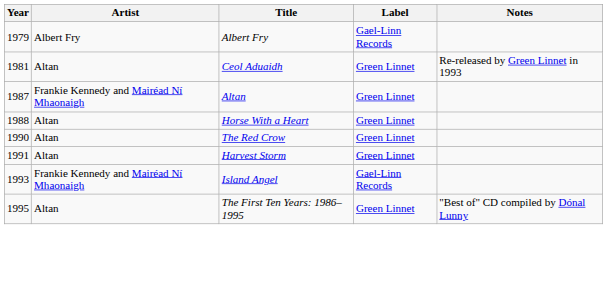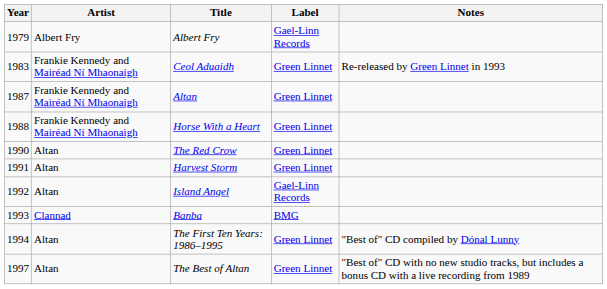(18, 66) 1981 -> (18, 66) 1983
(46, 66) Altan -> (86, 66) Frankie Kennedy and Mairéad Ní Mhaonaigh
(46, 120) Altan -> (86, 126) Frankie Kennedy and Mairéad Ní Mhaonaigh
(18, 179) 1993 -> (18, 191) 1992
(108, 179) Frankie Kennedy and Mairéad Ní Mhaonaigh -> (46, 191) Altan
+ row: (188, 215)
(18, 209) 1995 -> (18, 239) 1994
+ row: (211, 269)
